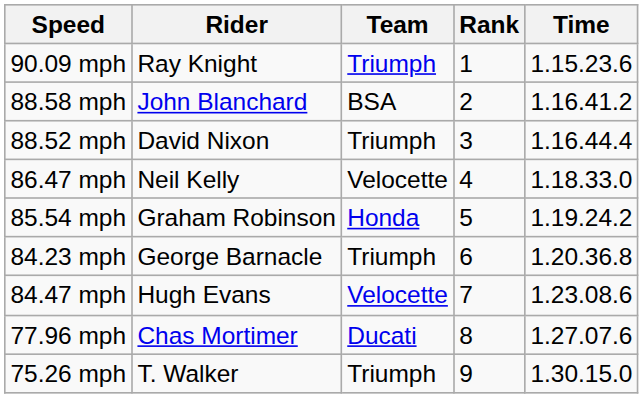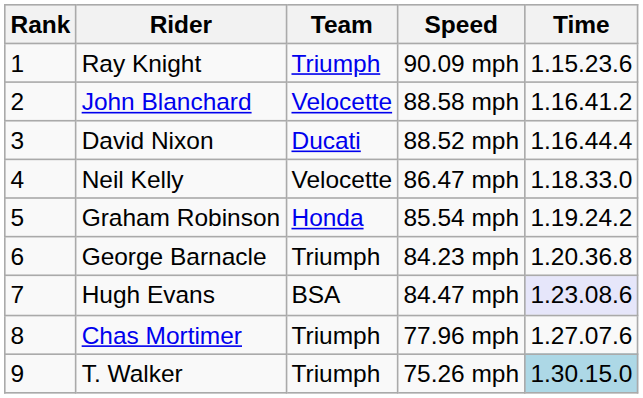columns swapped: (489, 24) <-> (68, 24)
(372, 102) BSA -> (342, 102) Velocette
(392, 141) Triumph -> (326, 141) Ducati
(398, 296) Velocette -> (316, 296) BSA
(581, 296) no background -> (581, 296) lavender background
(382, 334) Ducati -> (336, 334) Triumph
(581, 373) no background -> (581, 373) lightblue background
